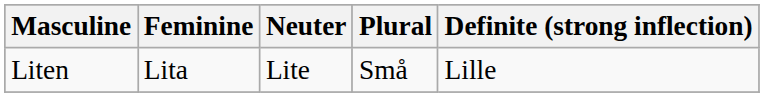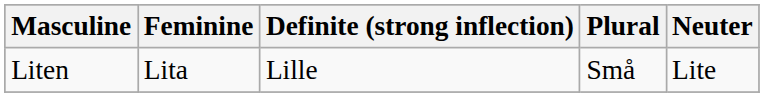columns swapped: (306, 26) <-> (599, 26)
